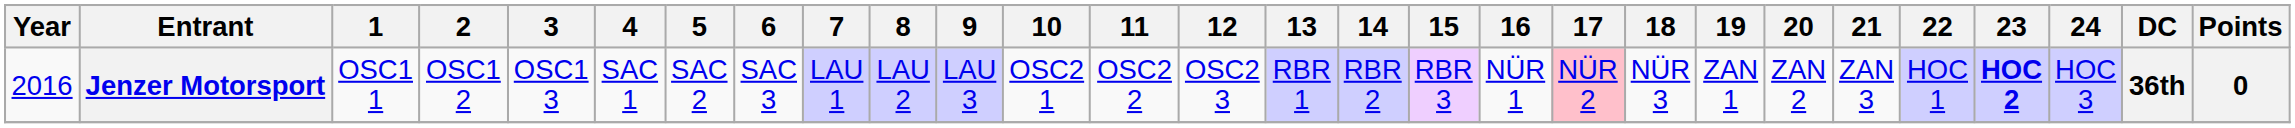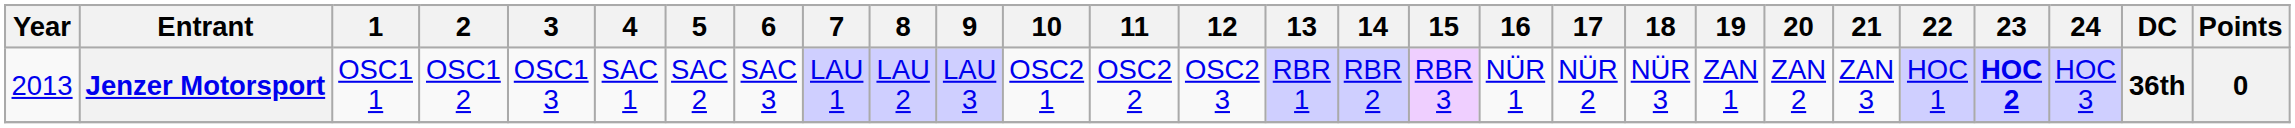(42, 85) 2016 -> (42, 85) 2013
(1588, 85) pink background -> (1588, 85) no background
